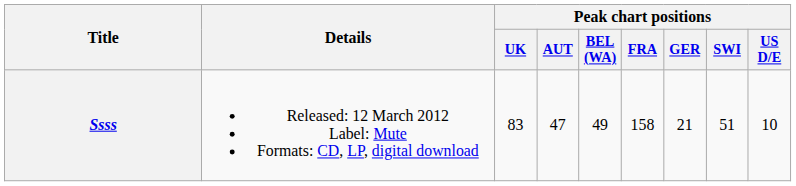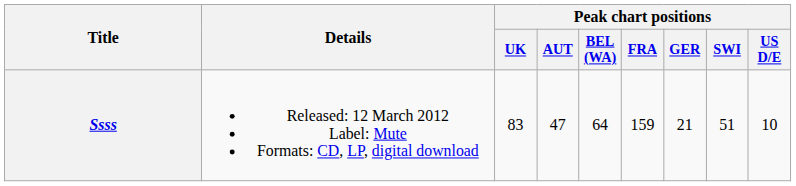(600, 125) 49 -> (600, 125) 64
(642, 125) 158 -> (642, 125) 159
